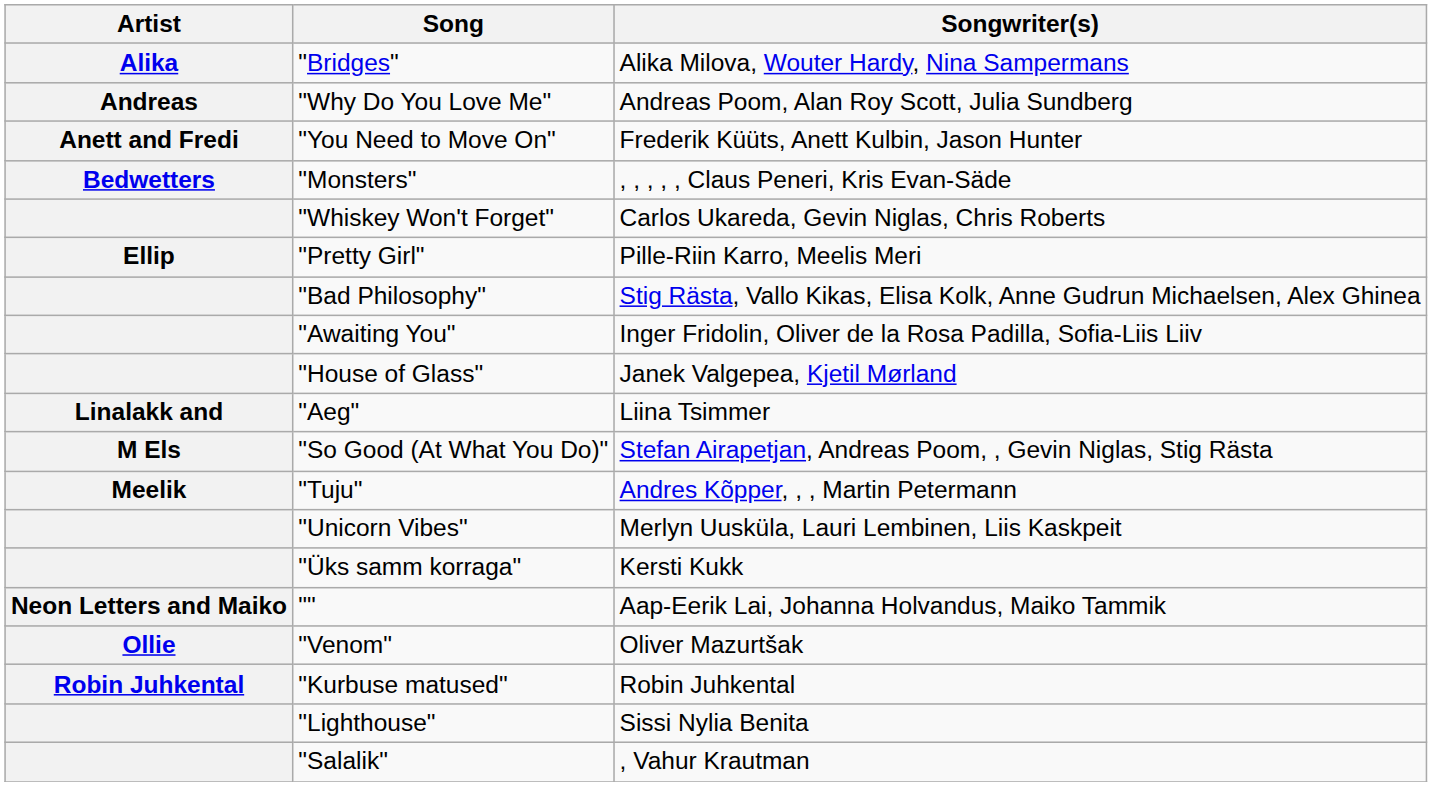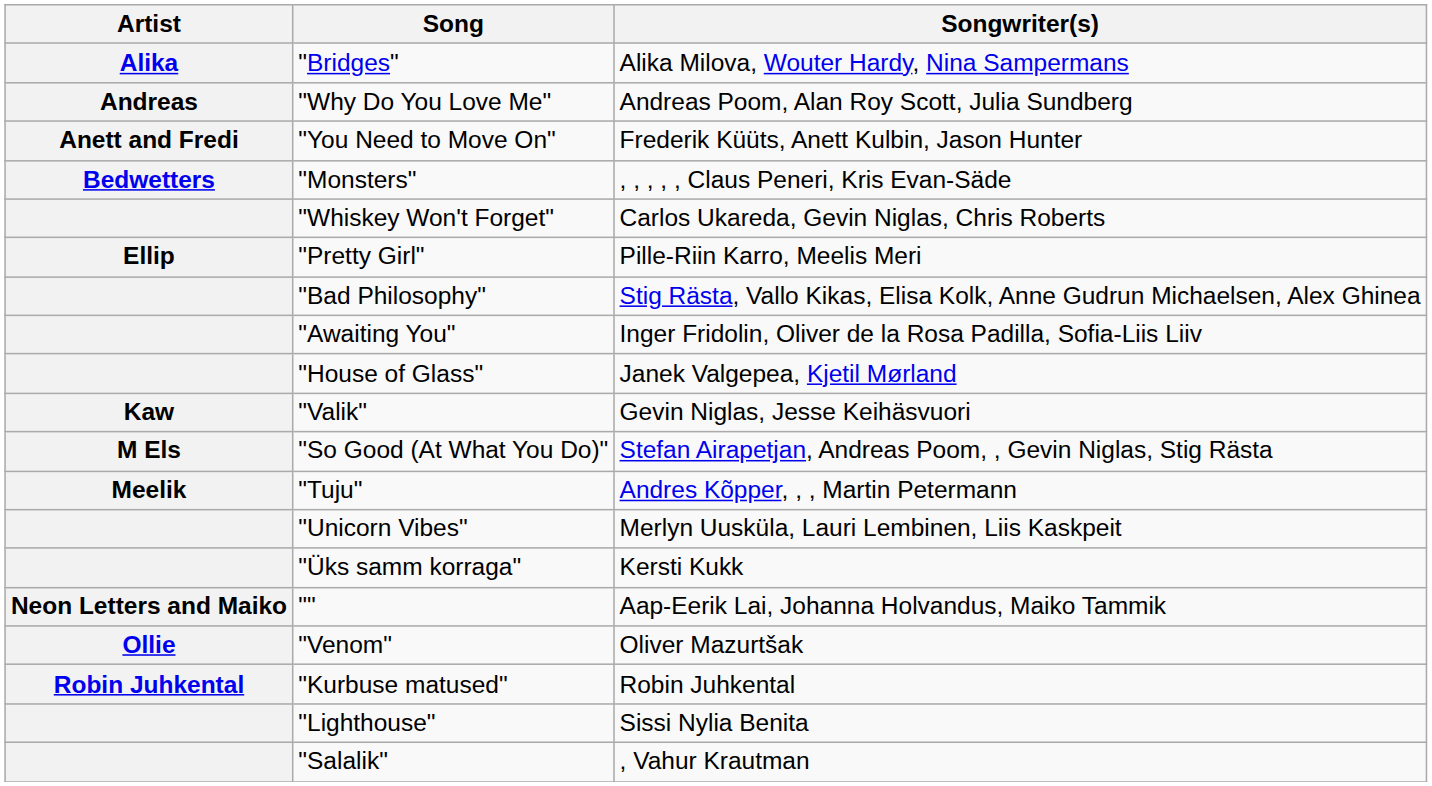+ row: (333, 412)
- row: (329, 412)
